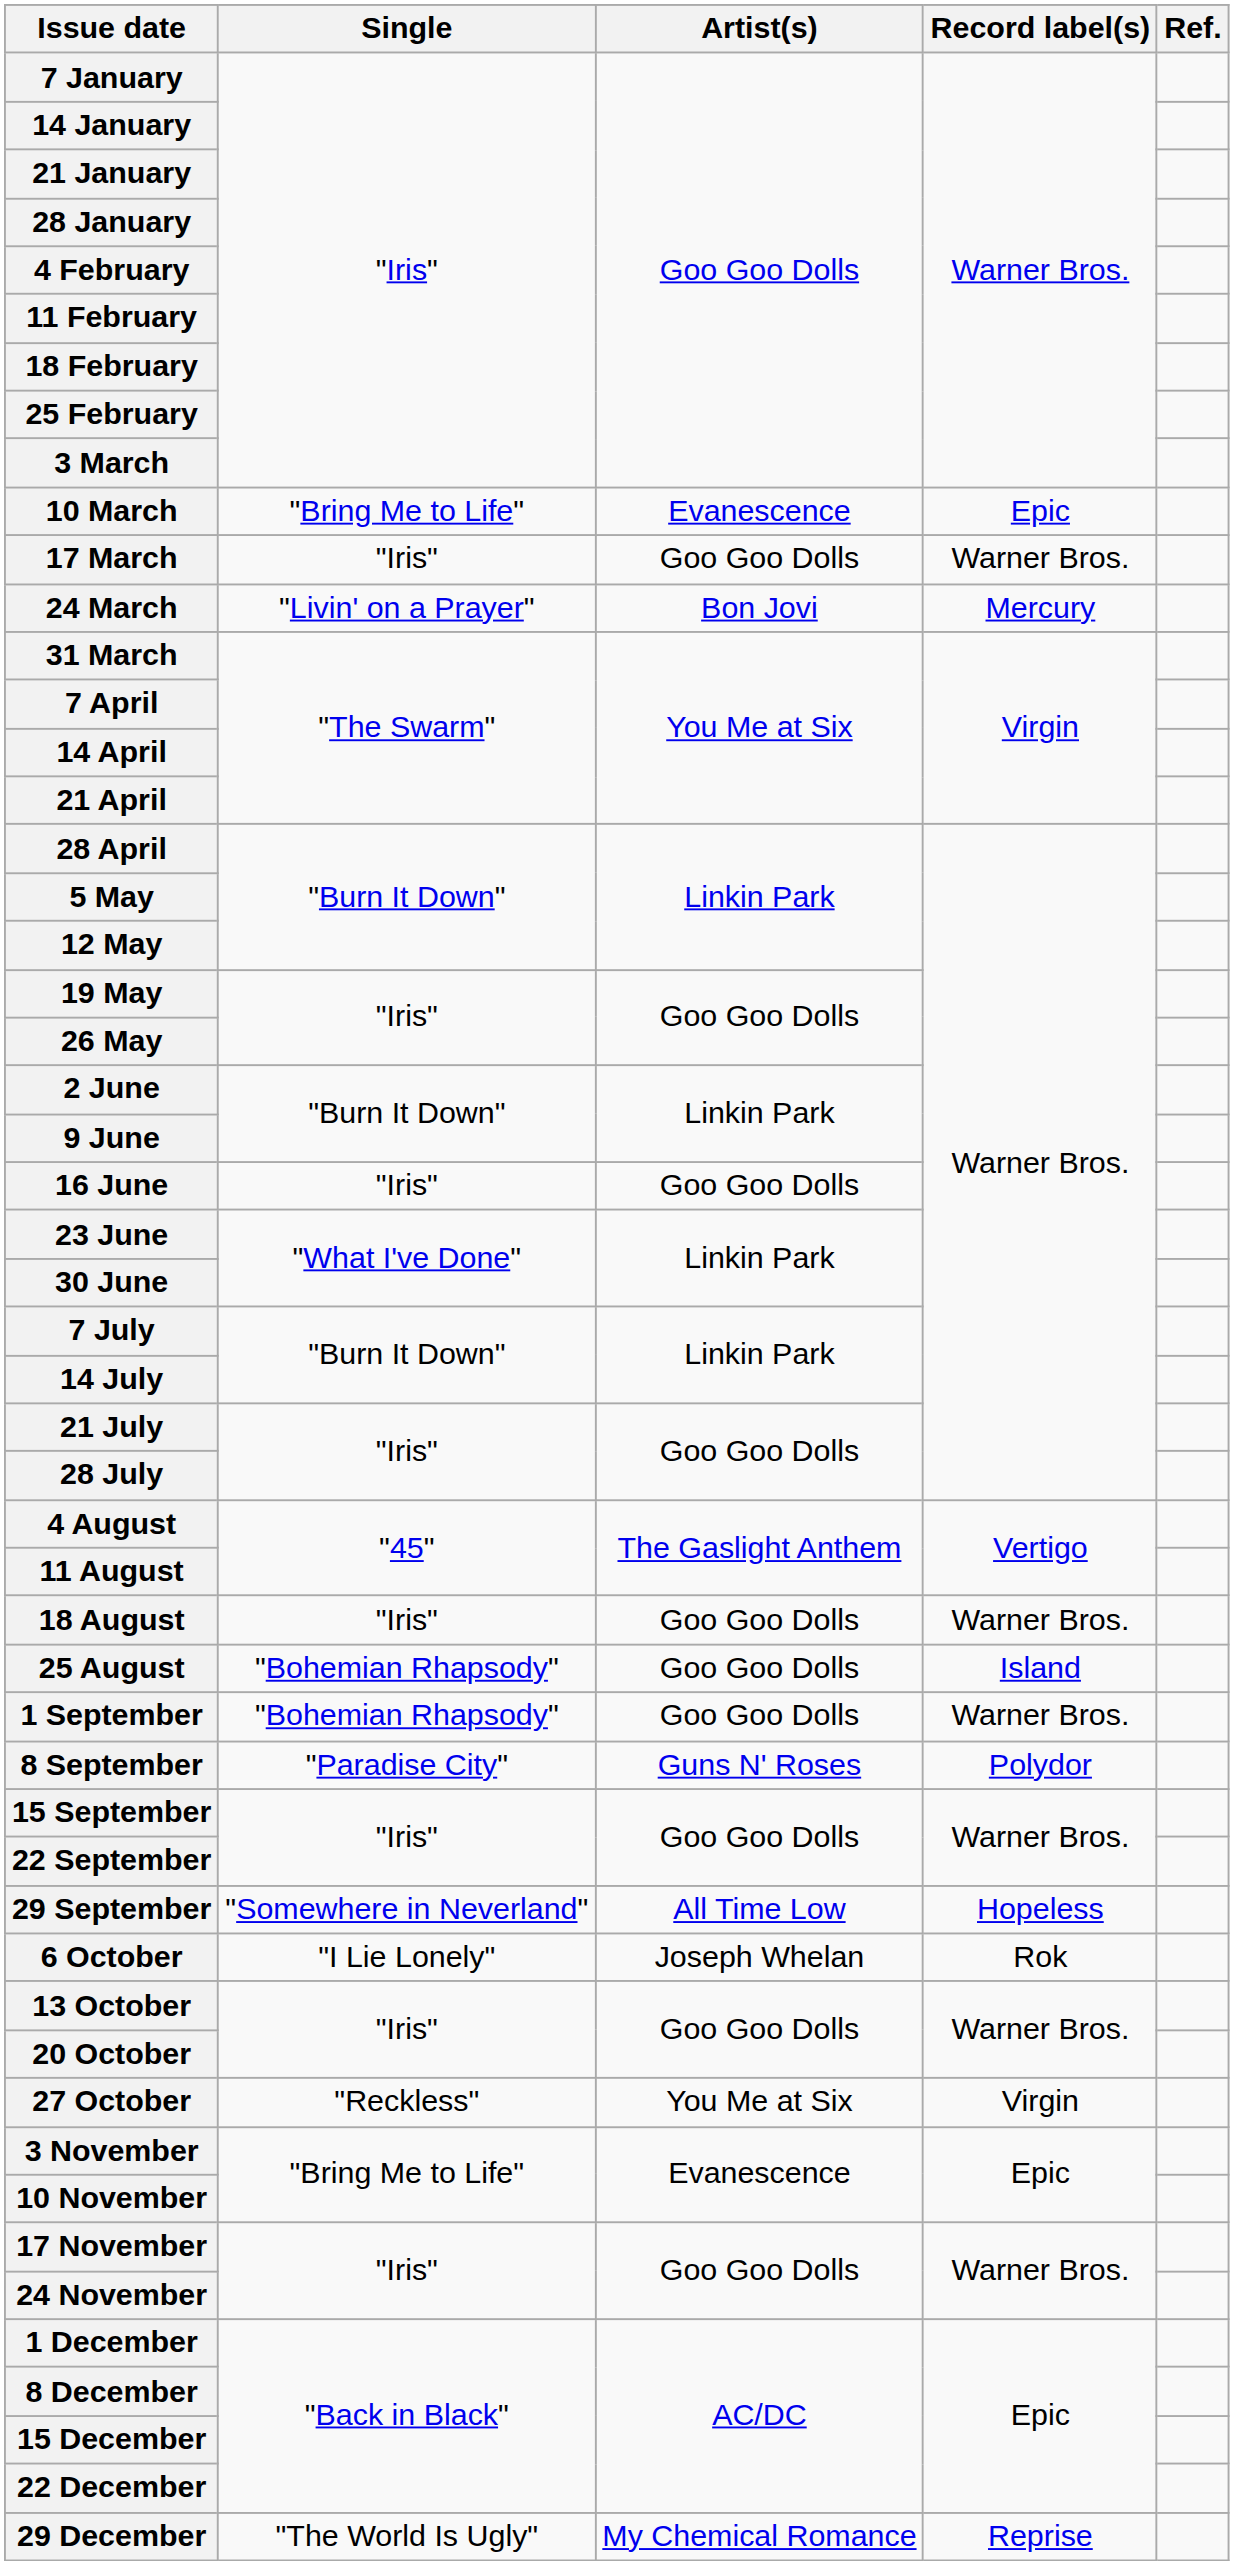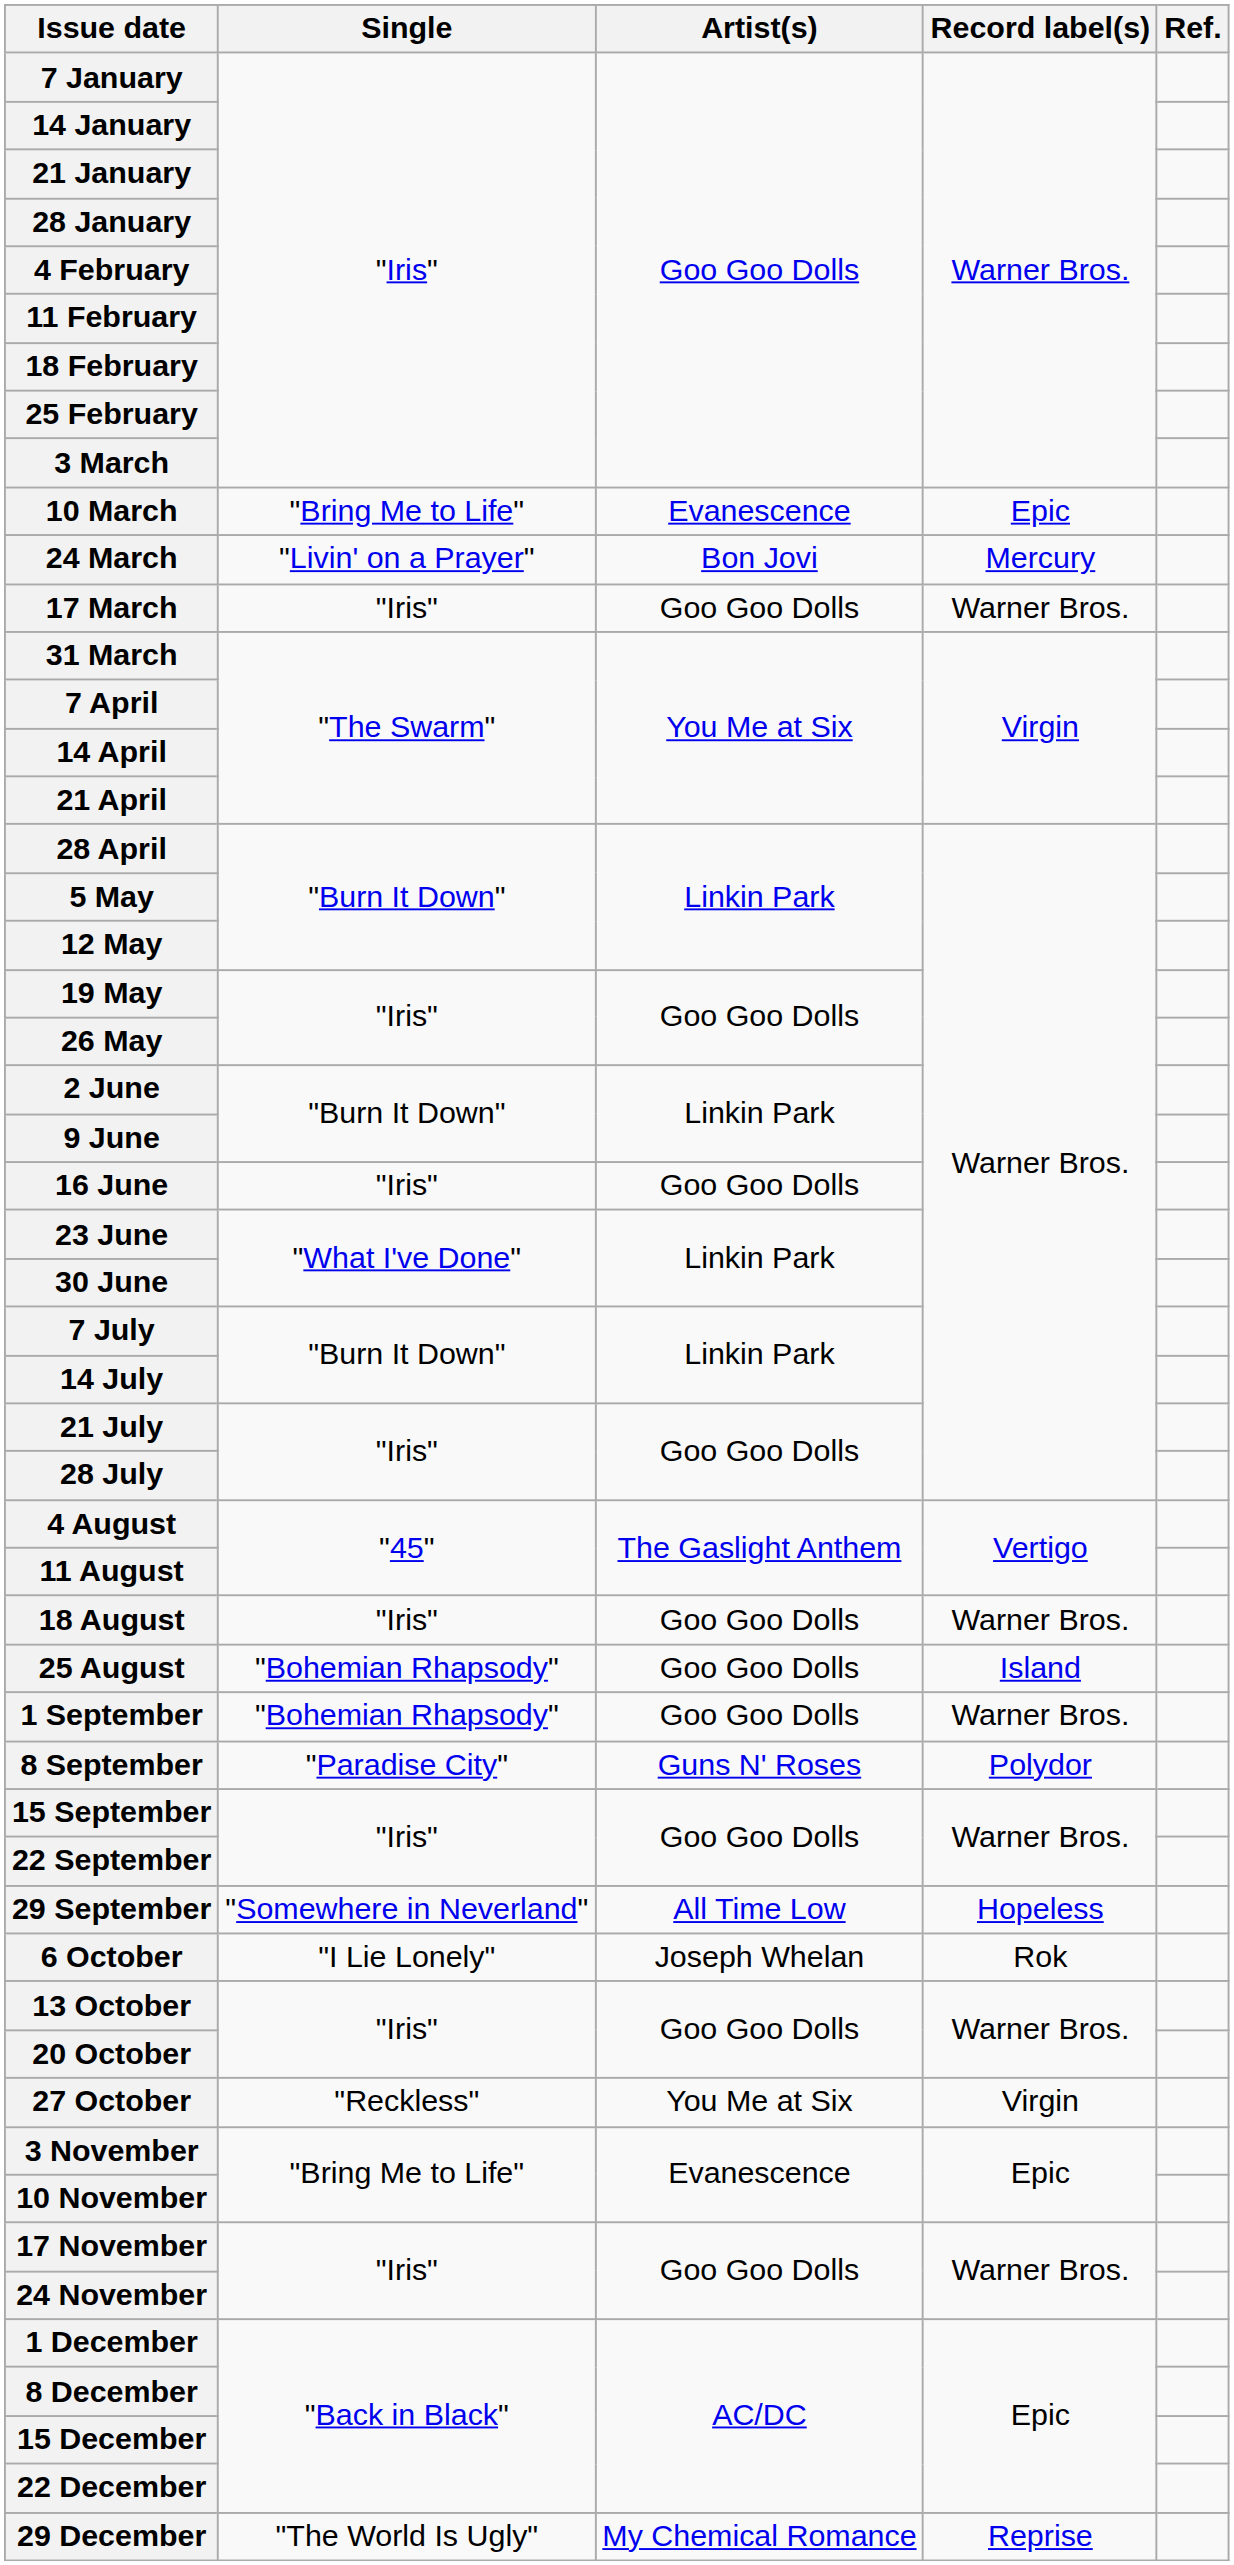rows swapped: (112, 558) <-> (112, 607)
